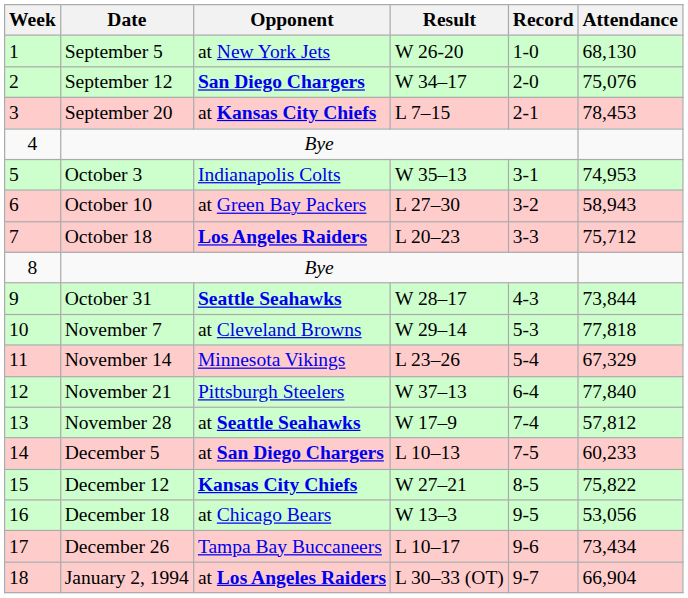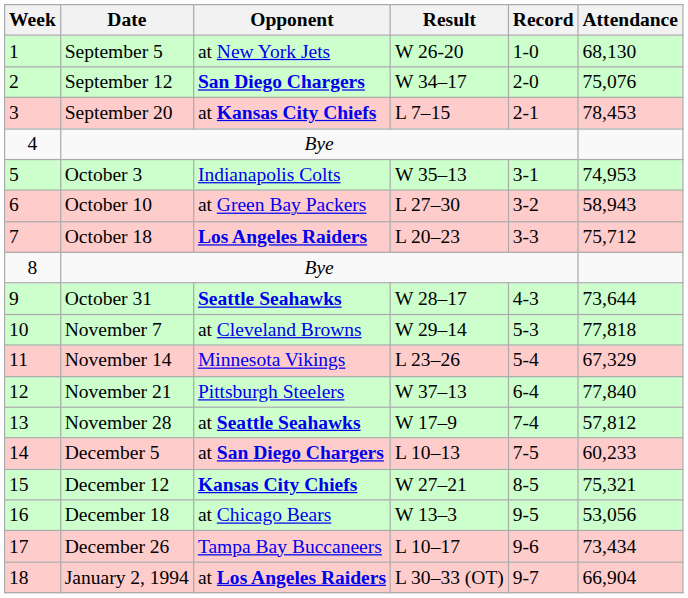(609, 298) 73,844 -> (609, 298) 73,644
(609, 484) 75,822 -> (609, 484) 75,321
